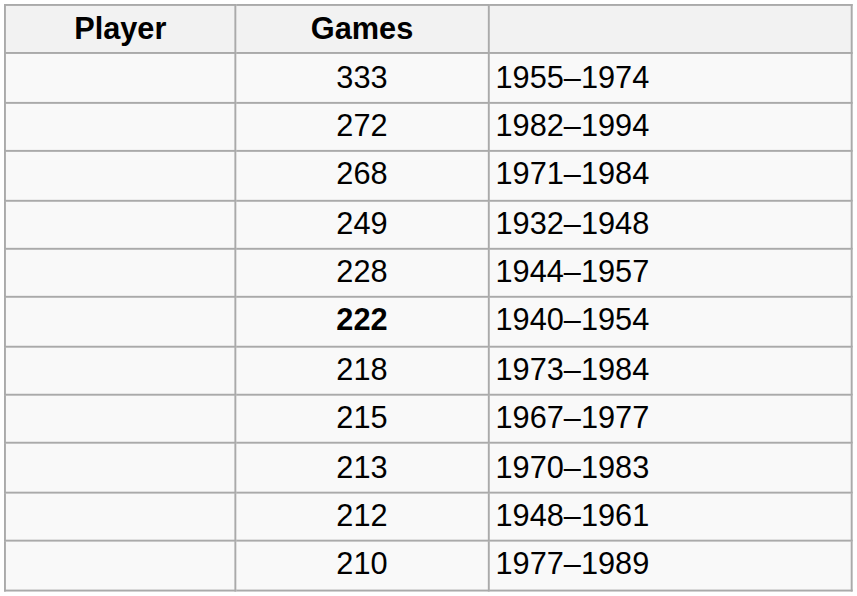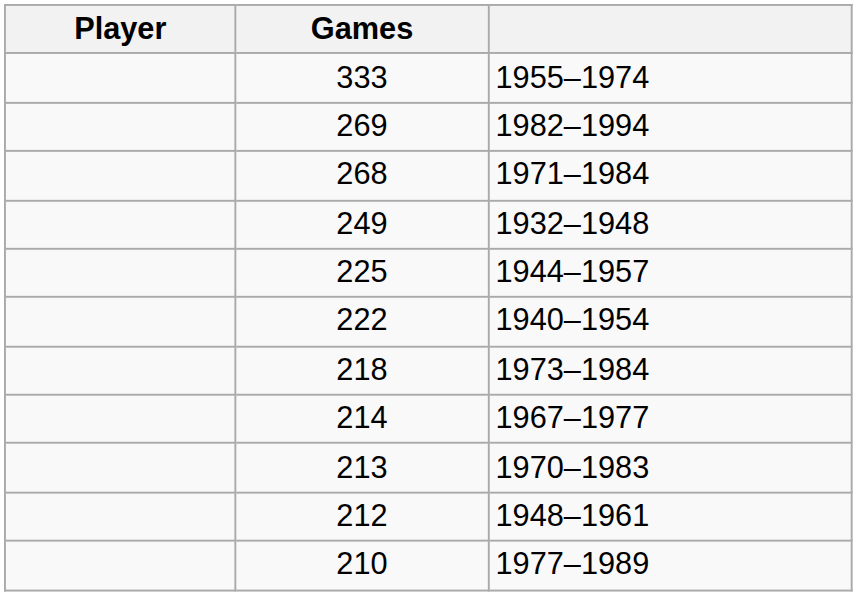(362, 126) 272 -> (362, 126) 269
(362, 272) 228 -> (362, 272) 225
(362, 321) bold -> (362, 321) normal
(362, 418) 215 -> (362, 418) 214
